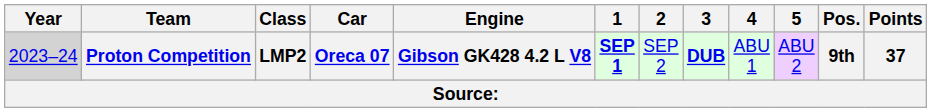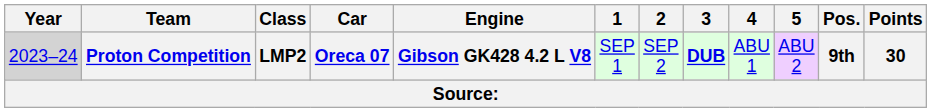(617, 56) bold -> (617, 56) normal
(896, 56) 37 -> (896, 56) 30
